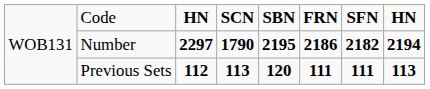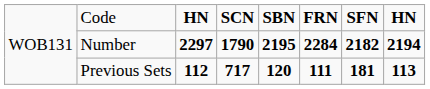(321, 44) 2186 -> (321, 44) 2284
(237, 71) 113 -> (237, 71) 717
(362, 71) 111 -> (362, 71) 181
